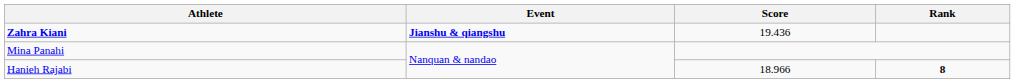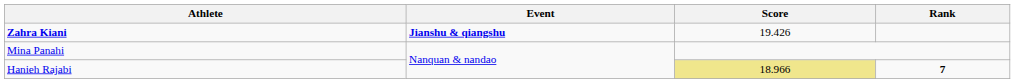(775, 32) 19.436 -> (775, 32) 19.426
(775, 69) no background -> (775, 69) khaki background
(942, 69) 8 -> (942, 69) 7
